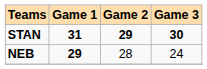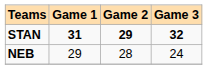(176, 34) 30 -> (176, 34) 32
(75, 54) bold -> (75, 54) normal
